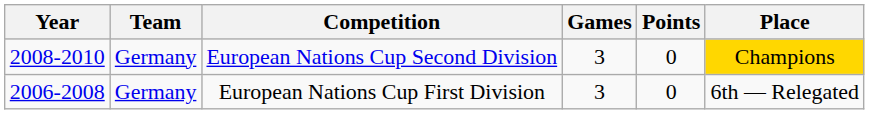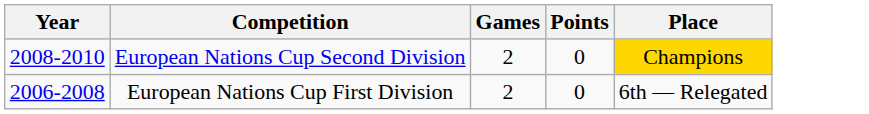- column: (156, 21)
(600, 56) 3 -> (508, 56) 2
(600, 91) 3 -> (508, 91) 2
